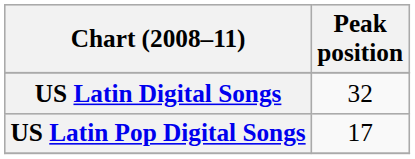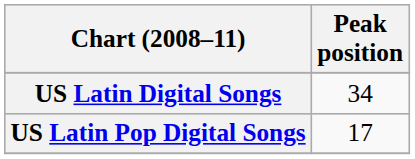(360, 93) 32 -> (360, 93) 34
